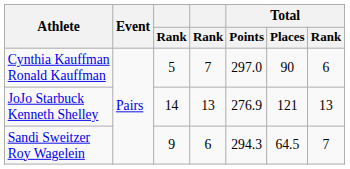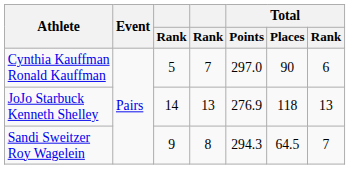(287, 106) 121 -> (287, 106) 118
(208, 145) 6 -> (208, 145) 8
